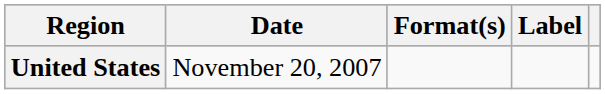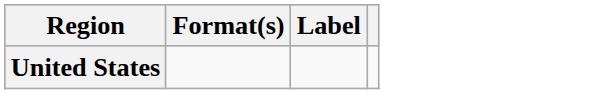- column: (277, 25)
